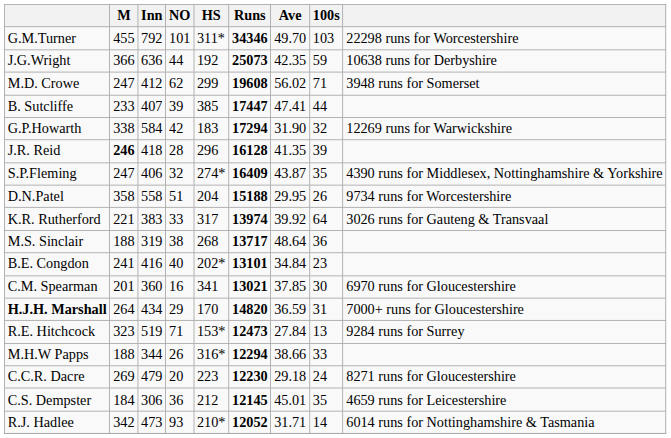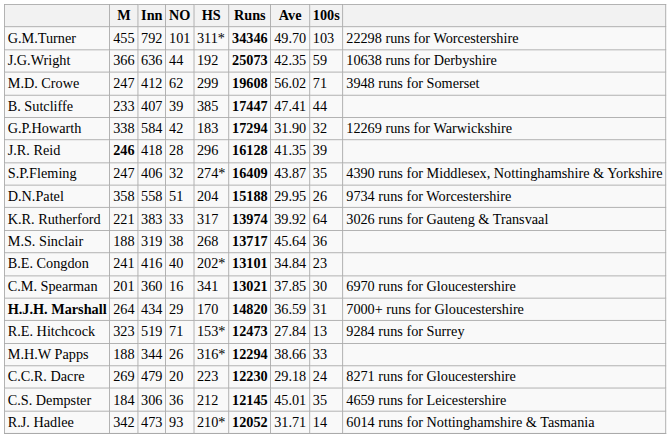(290, 241) 48.64 -> (290, 241) 45.64
